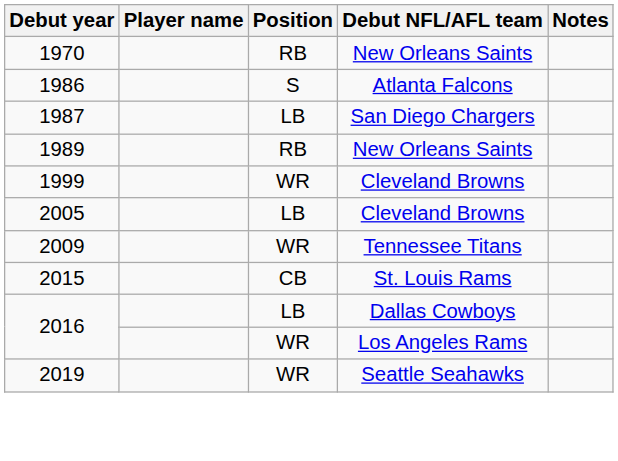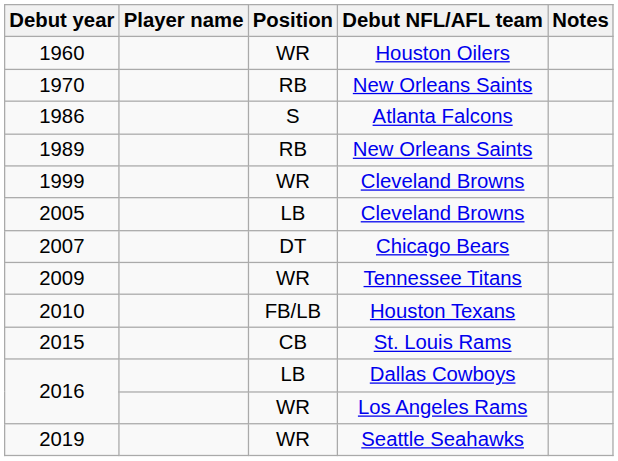+ row: (62, 52)
- row: (62, 117)
+ row: (62, 246)
+ row: (62, 310)
